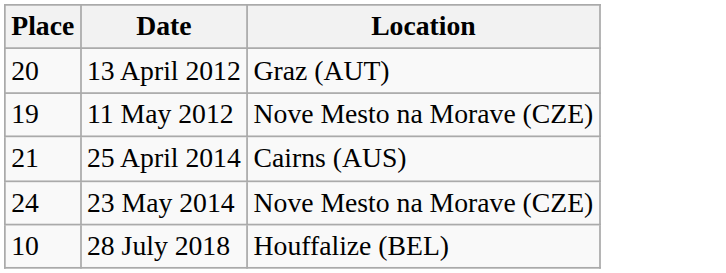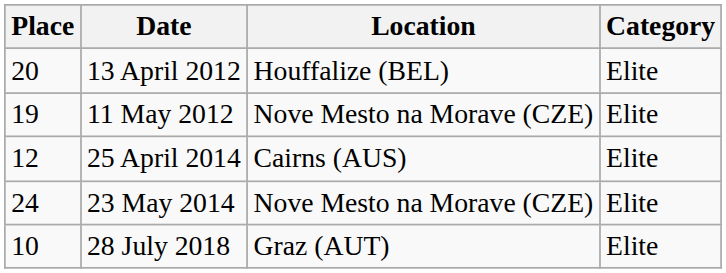+ column: (661, 26)
(322, 70) Graz (AUT) -> (351, 70) Houffalize (BEL)
(25, 158) 21 -> (25, 158) 12
(351, 245) Houffalize (BEL) -> (322, 245) Graz (AUT)
